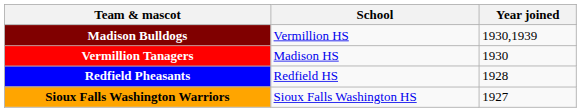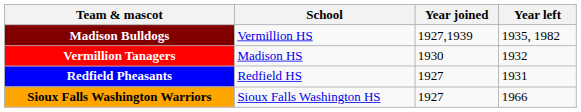+ column: (538, 14)
(510, 35) 1930,1939 -> (445, 35) 1927,1939
(495, 76) 1928 -> (431, 76) 1927
